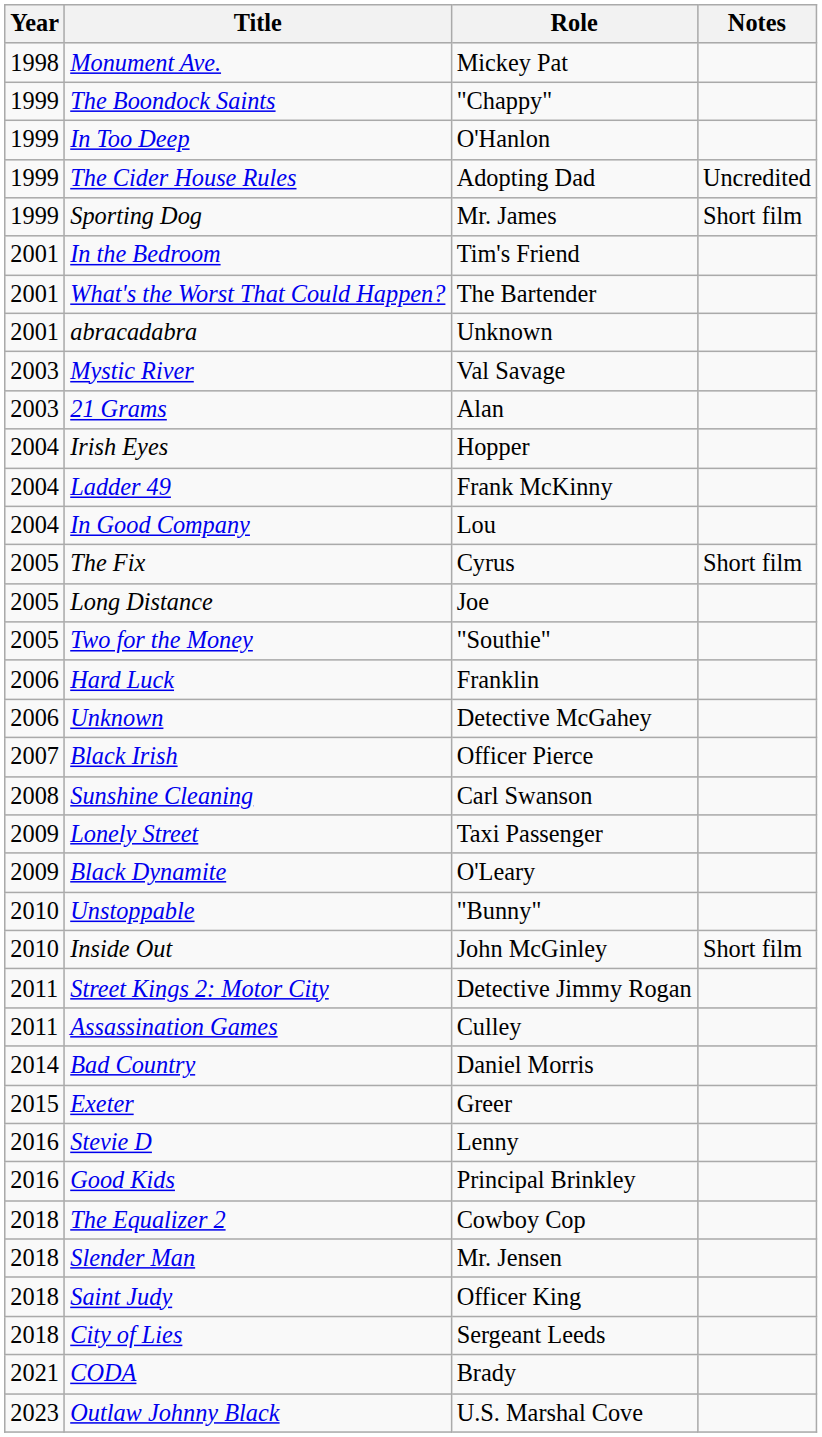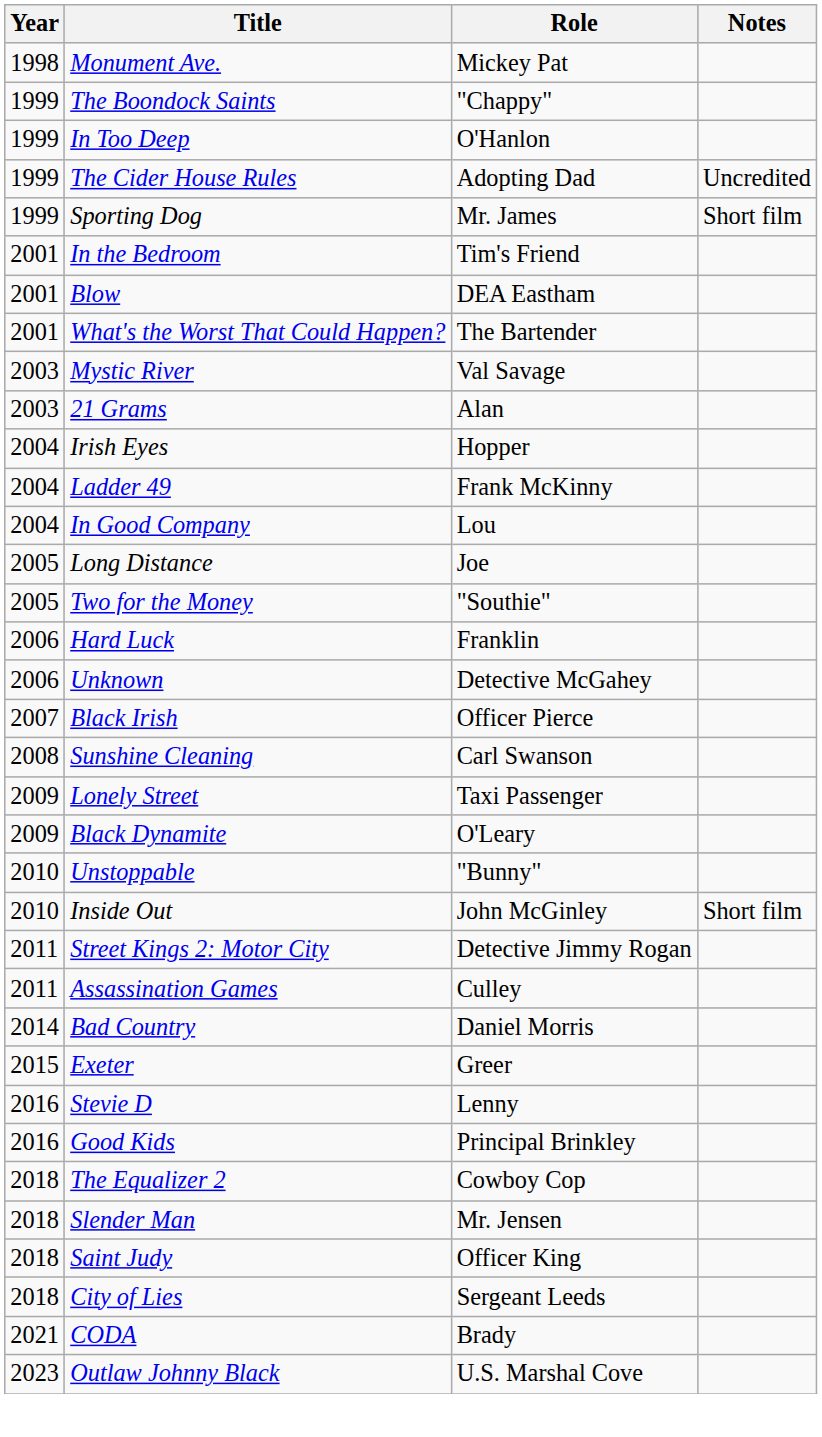+ row: (95, 293)
- row: (134, 332)
- row: (108, 563)
